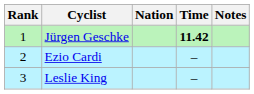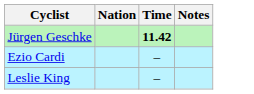- column: (23, 15)
